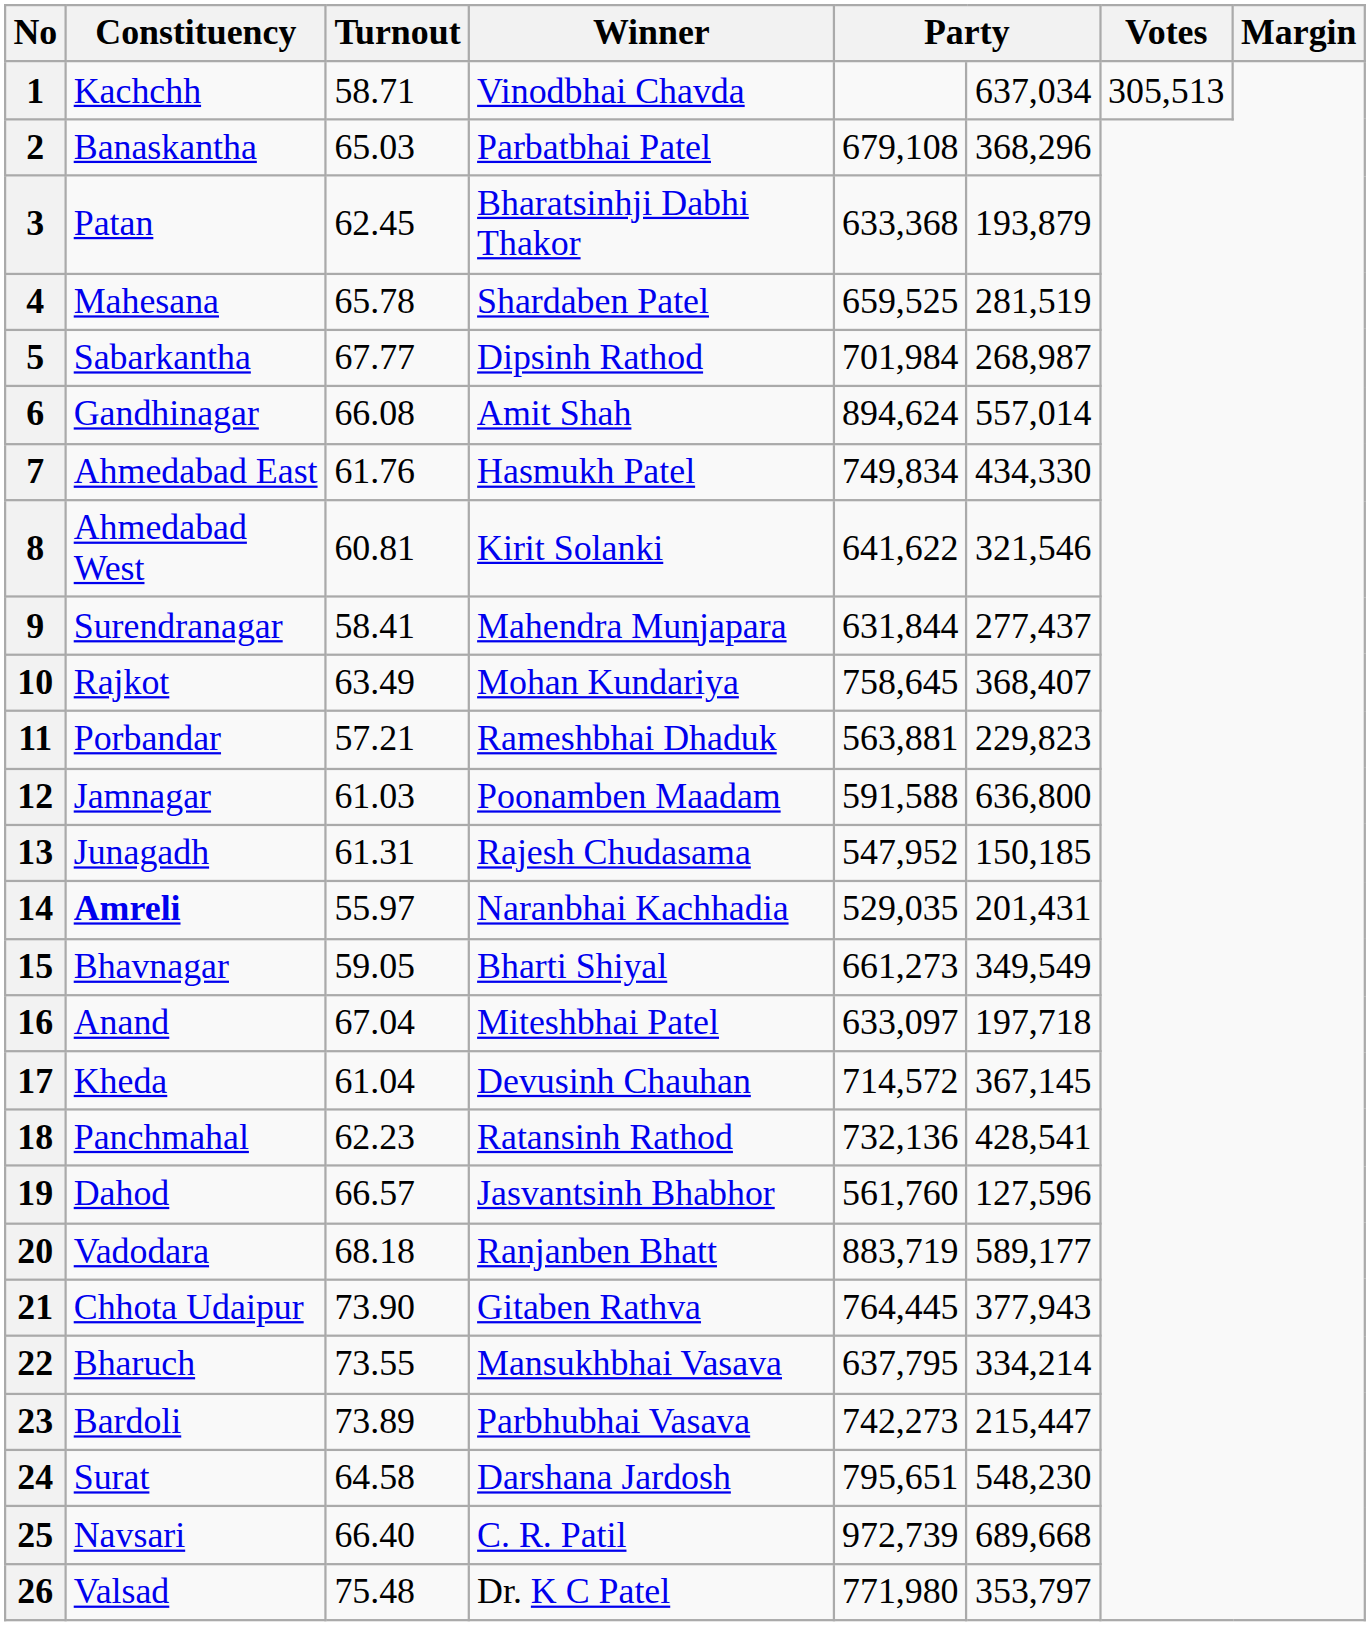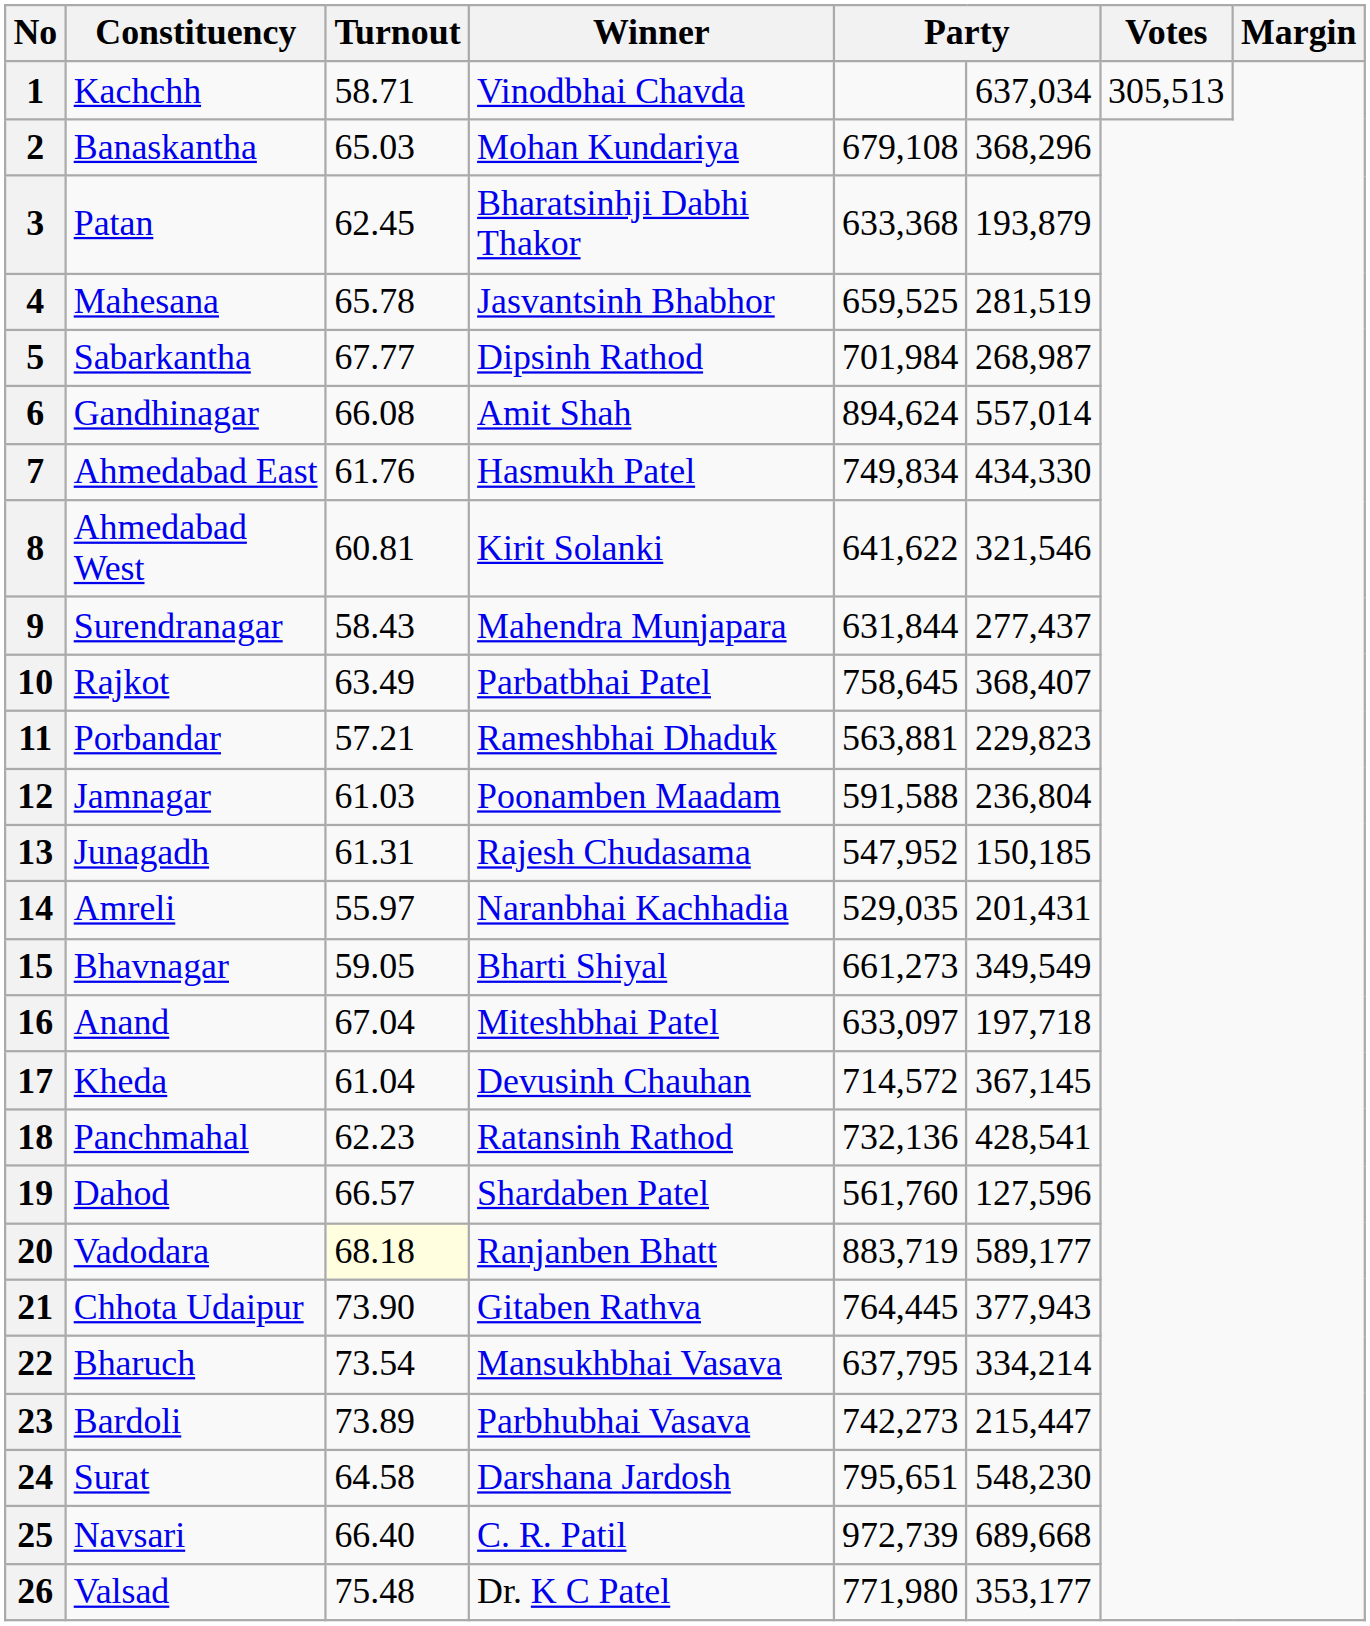(594, 146) Parbatbhai Patel -> (608, 146) Mohan Kundariya
(593, 300) Shardaben Patel -> (626, 300) Jasvantsinh Bhabhor
(375, 625) 58.41 -> (375, 625) 58.43
(608, 681) Mohan Kundariya -> (594, 681) Parbatbhai Patel
(1033, 795) 636,800 -> (1033, 795) 236,804
(127, 909) bold -> (124, 909) normal
(626, 1193) Jasvantsinh Bhabhor -> (593, 1193) Shardaben Patel
(375, 1250) no background -> (375, 1250) lightyellow background
(375, 1364) 73.55 -> (375, 1364) 73.54
(1033, 1591) 353,797 -> (1033, 1591) 353,177
